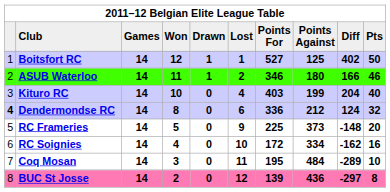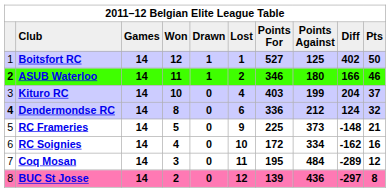(10, 76) normal -> (10, 76) bold
(375, 93) 40 -> (375, 93) 37
(375, 127) 20 -> (375, 127) 21
(375, 161) 10 -> (375, 161) 12
